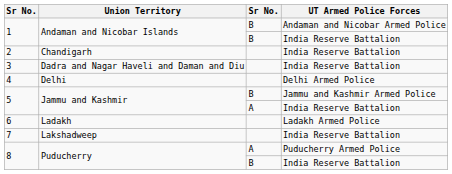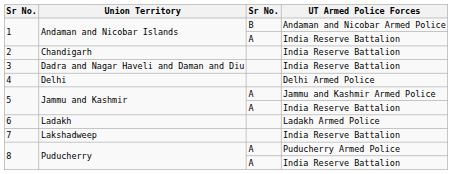(251, 39) B -> (251, 39) A
(251, 94) B -> (251, 94) A
(251, 163) B -> (251, 163) A
